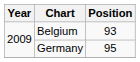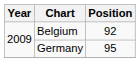(110, 31) 93 -> (110, 31) 92
